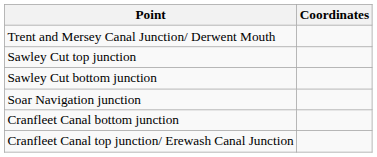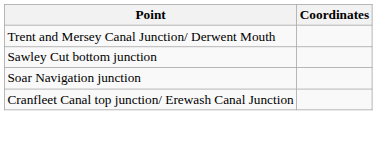- row: (72, 57)
- row: (93, 120)
